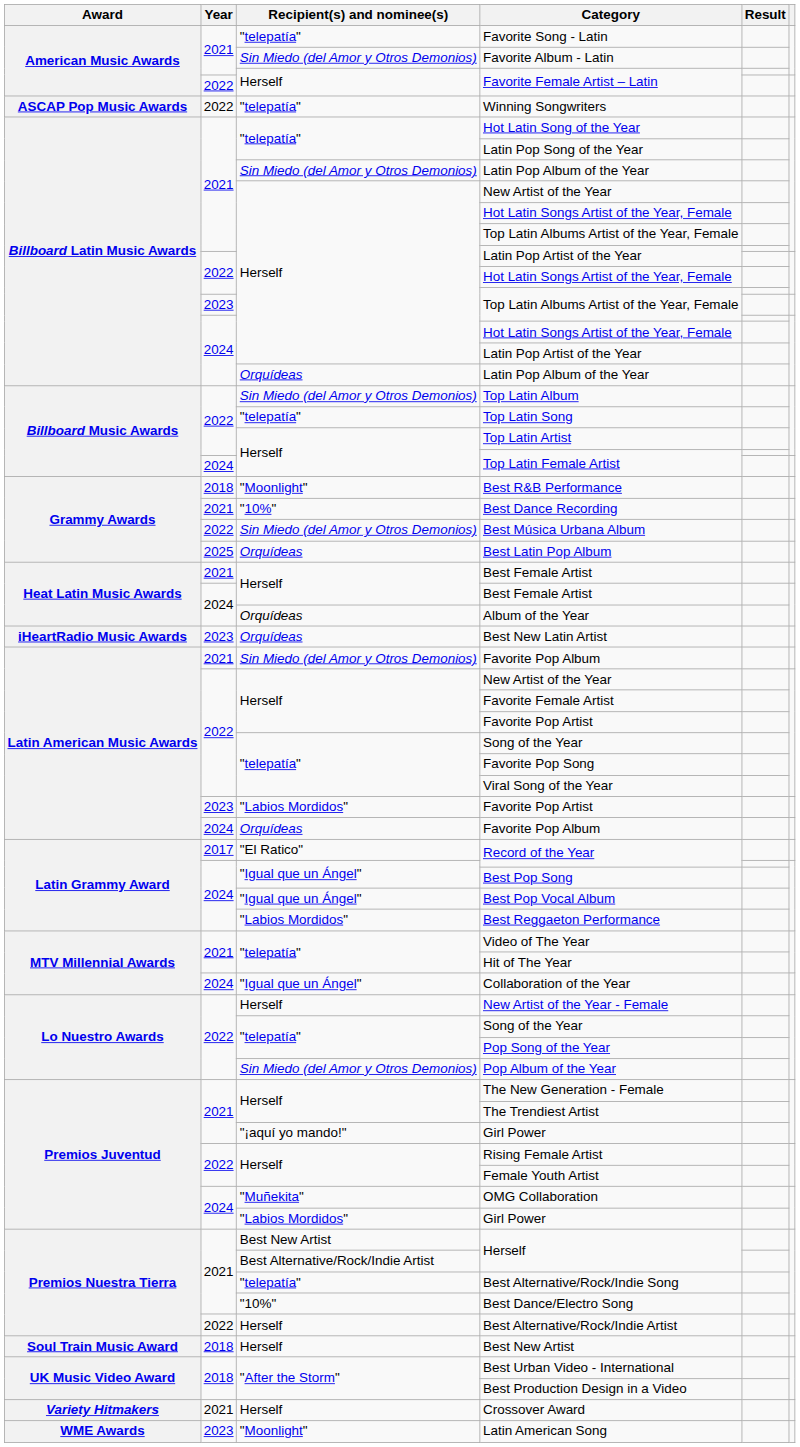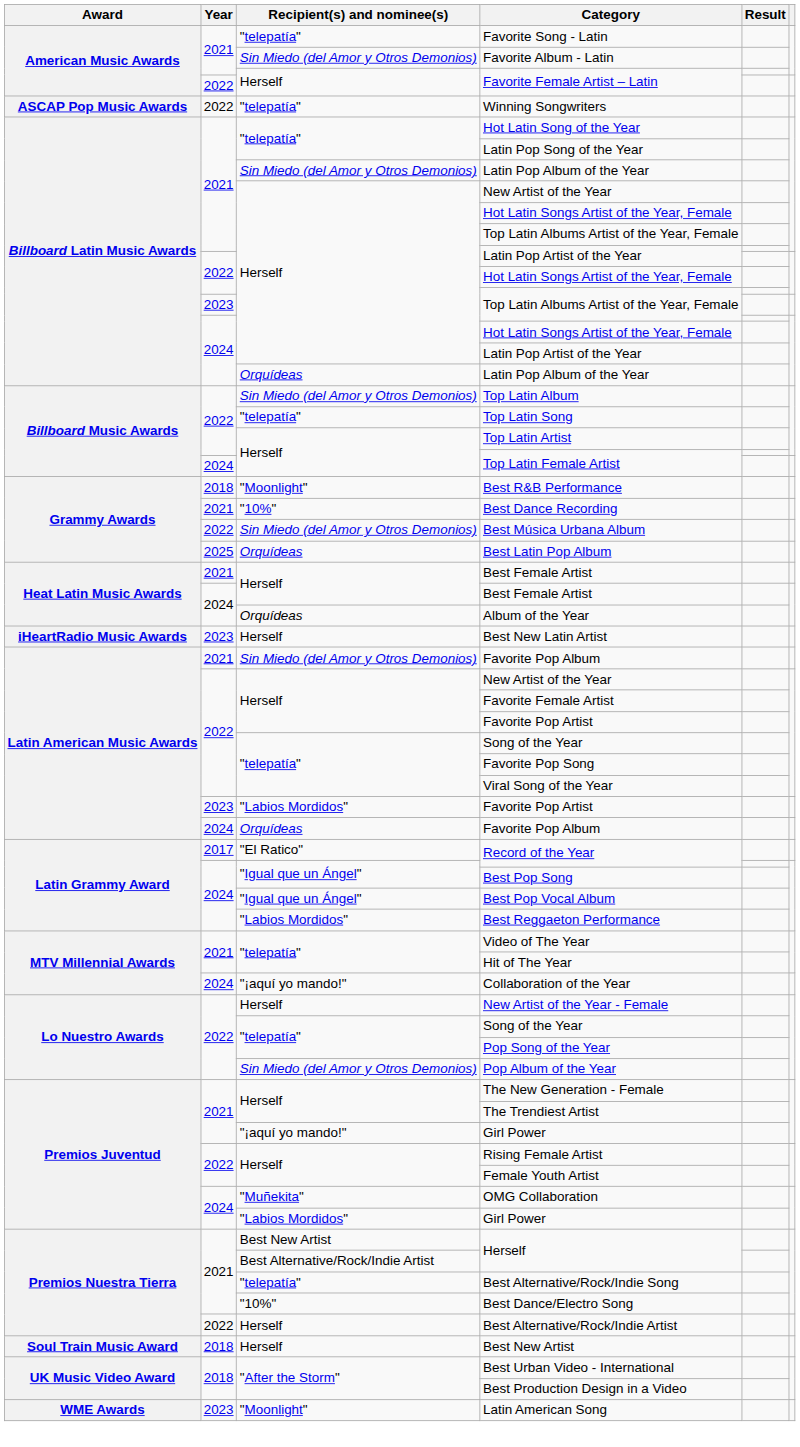(271, 636) Orquídeas -> (261, 636) Herself
(301, 983) "Igual que un Ángel" -> (293, 983) "¡aquí yo mando!"
- row: (219, 1410)
